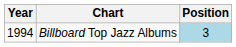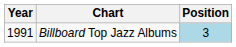(20, 32) 1994 -> (20, 32) 1991
